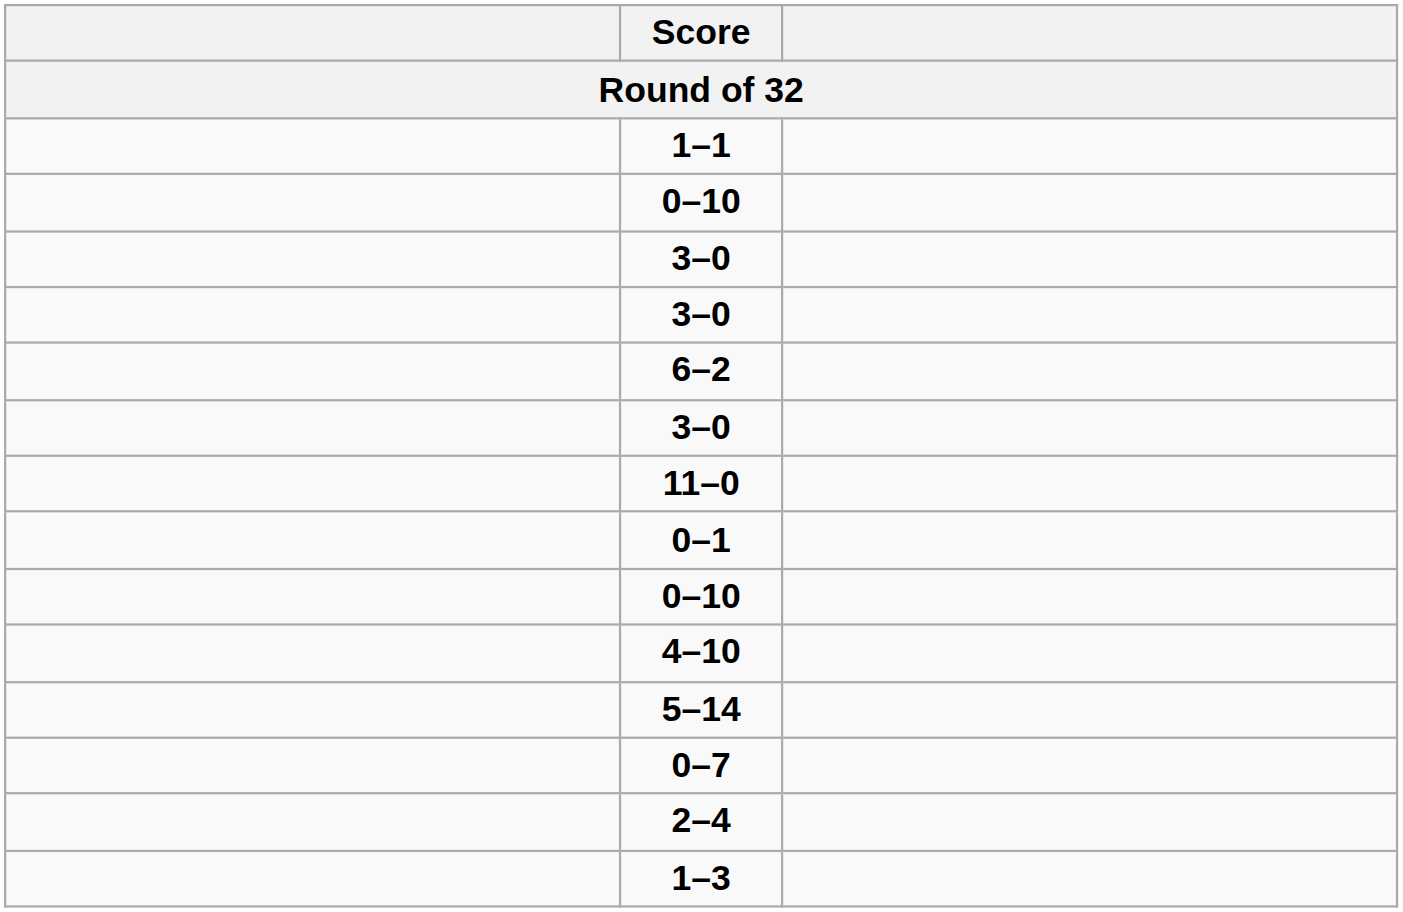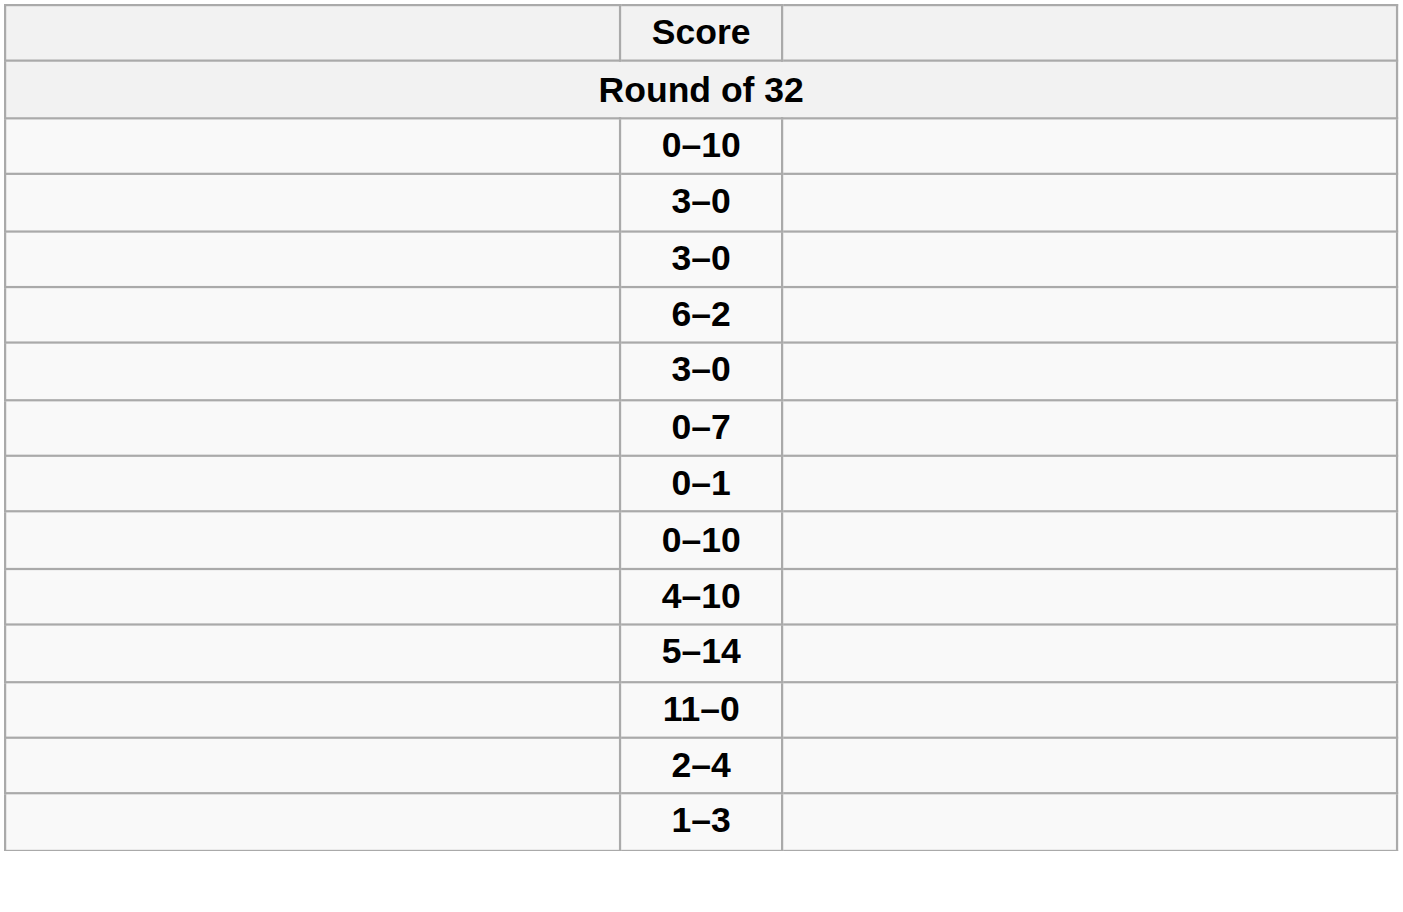- row: (313, 146)
rows swapped: (313, 766) <-> (313, 484)
